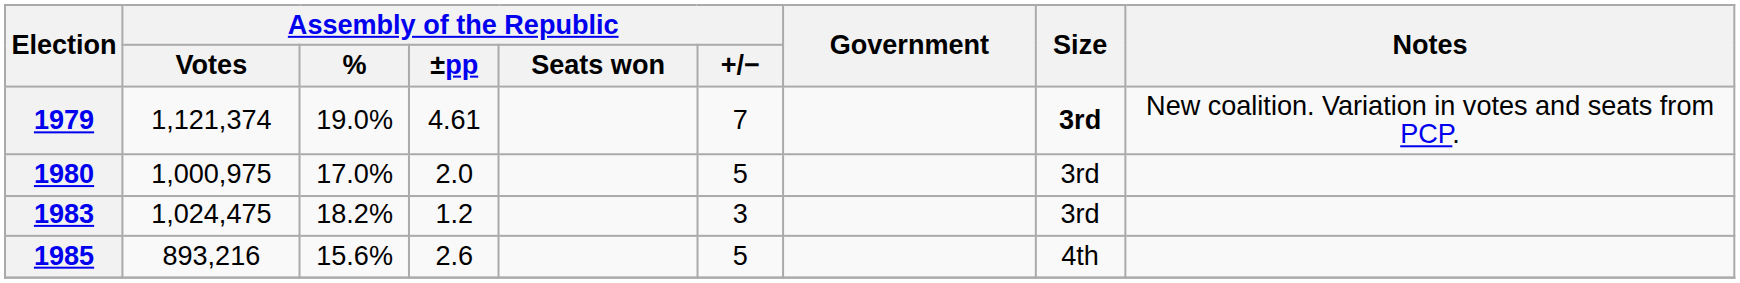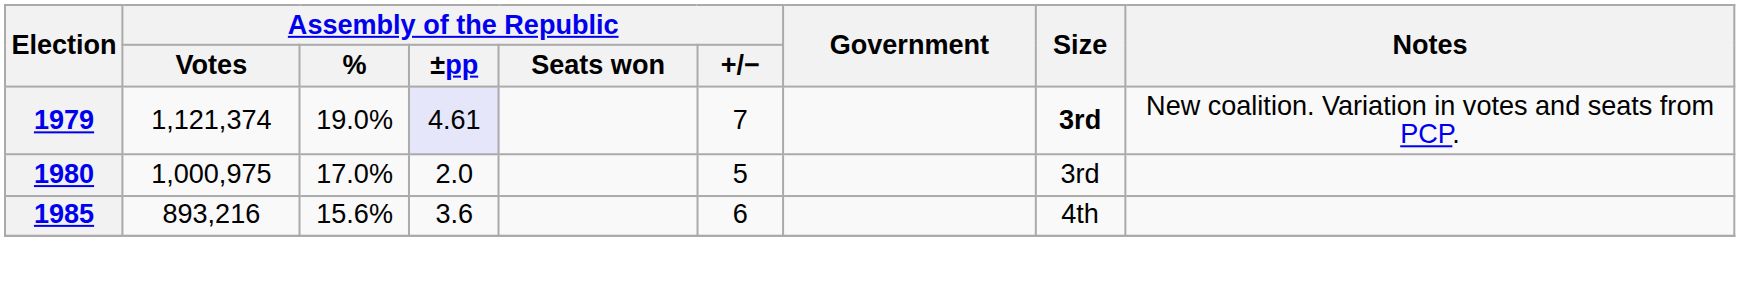(454, 119) no background -> (454, 119) lavender background
- row: (64, 214)
(454, 255) 2.6 -> (454, 214) 3.6
(740, 255) 5 -> (740, 214) 6
